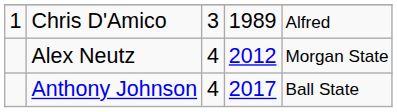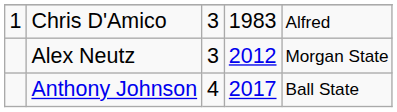(253, 21) 1989 -> (253, 21) 1983
(213, 55) 4 -> (213, 55) 3
